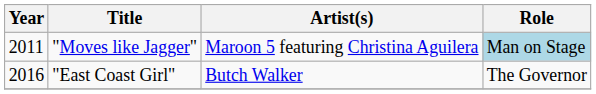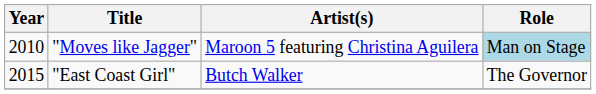(26, 46) 2011 -> (26, 46) 2010
(26, 74) 2016 -> (26, 74) 2015
